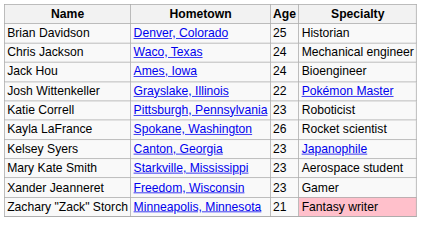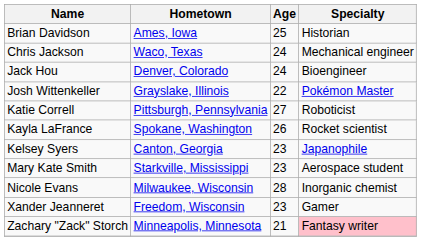(181, 33) Denver, Colorado -> (165, 33) Ames, Iowa
(165, 71) Ames, Iowa -> (181, 71) Denver, Colorado
(280, 110) 23 -> (280, 110) 27
+ row: (43, 187)
